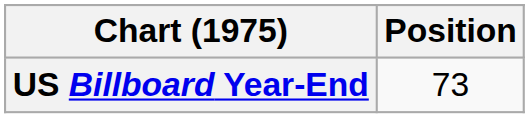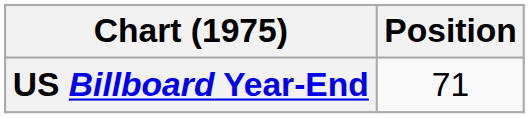(451, 84) 73 -> (451, 84) 71
